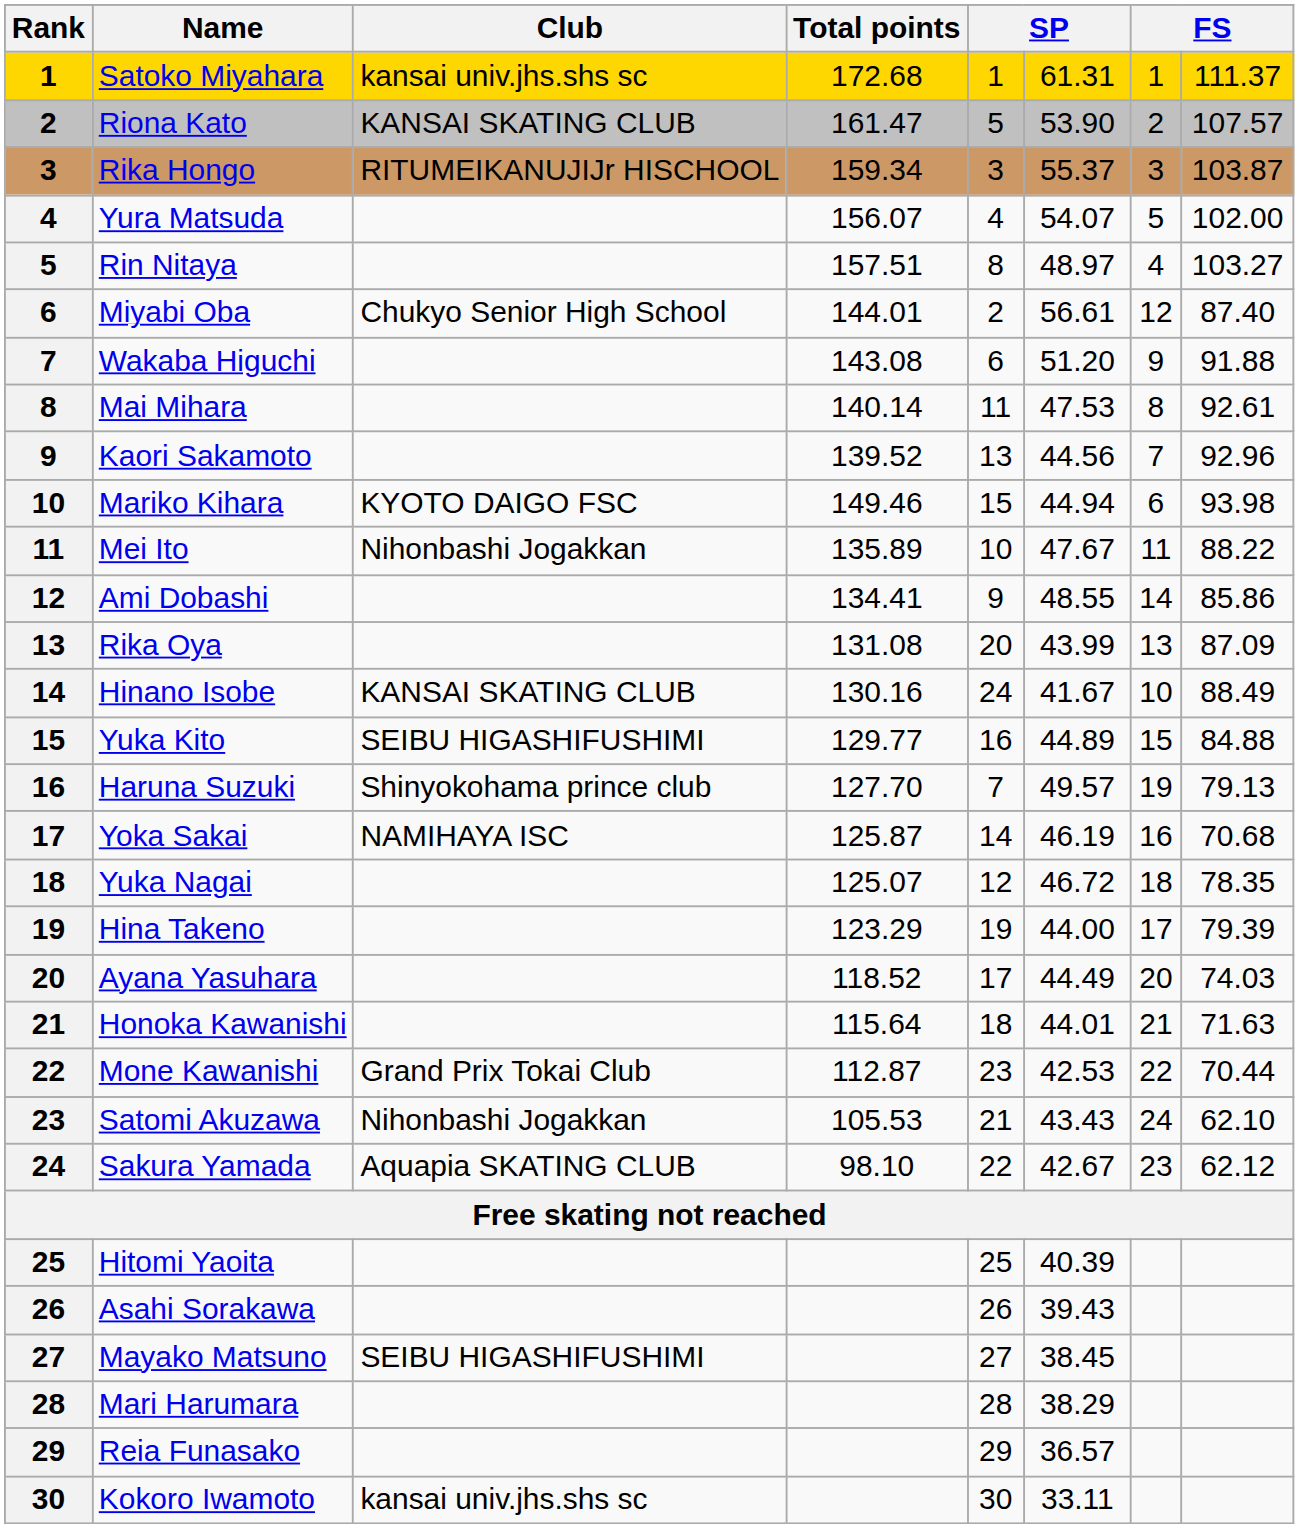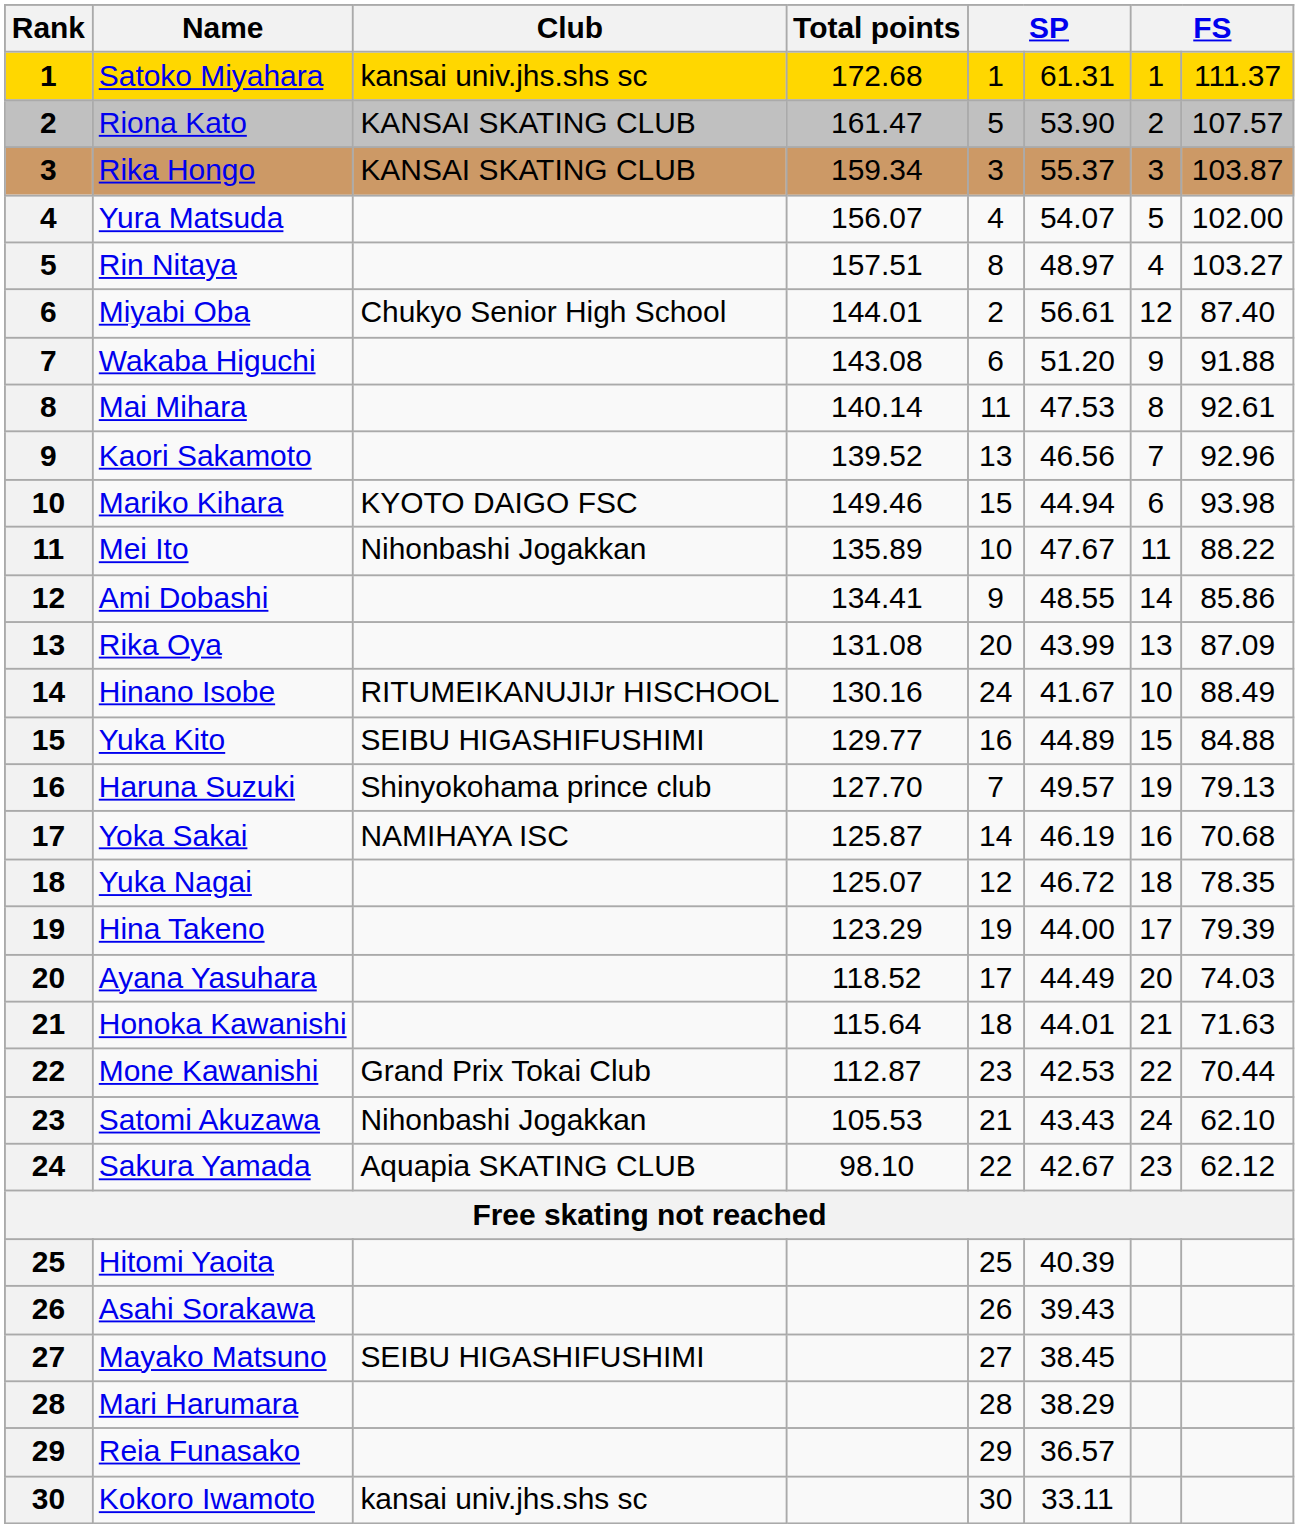(570, 170) RITUMEIKANUJIJr HISCHOOL -> (528, 170) KANSAI SKATING CLUB
(1077, 455) 44.56 -> (1077, 455) 46.56
(528, 692) KANSAI SKATING CLUB -> (570, 692) RITUMEIKANUJIJr HISCHOOL
